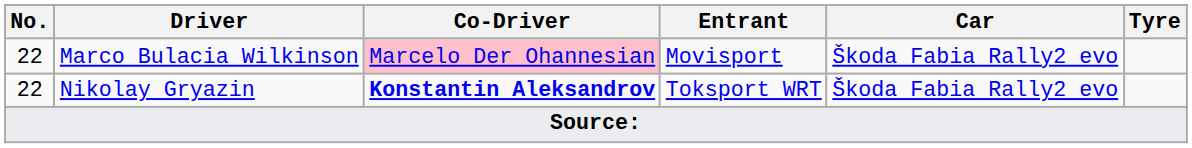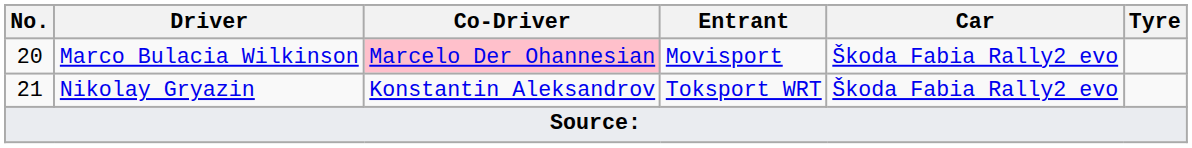(30, 56) 22 -> (30, 56) 20
(30, 90) 22 -> (30, 90) 21
(512, 90) bold -> (512, 90) normal
